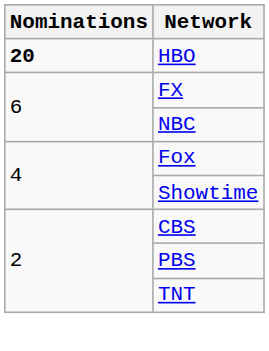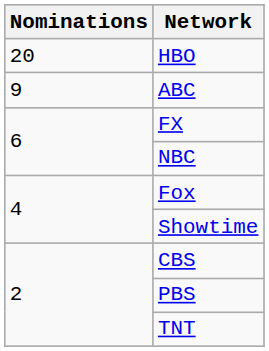(22, 56) bold -> (22, 56) normal
+ row: (177, 90)
